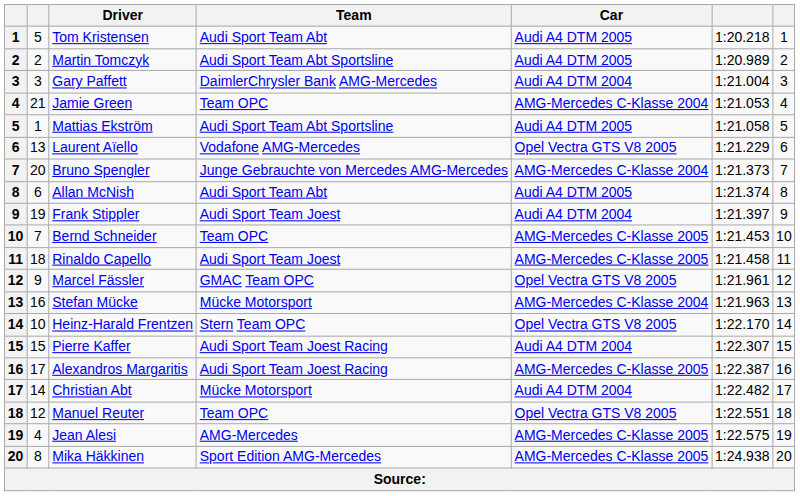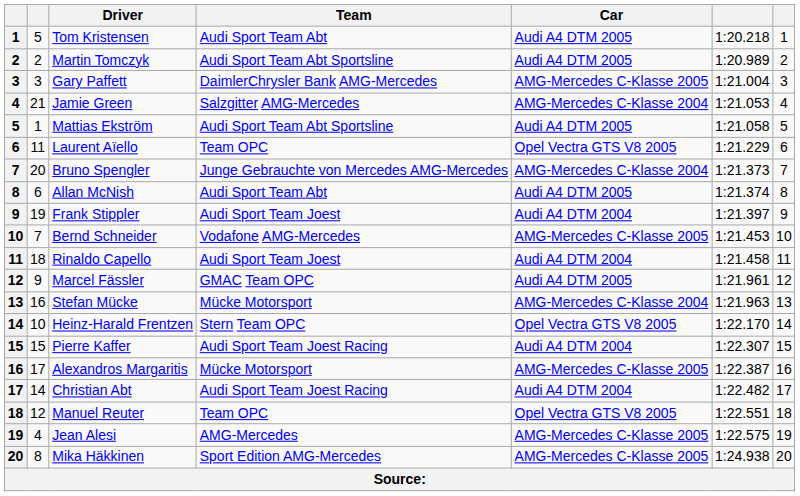(573, 81) Audi A4 DTM 2004 -> (611, 81) AMG-Mercedes C-Klasse 2005
(234, 103) Team OPC -> (280, 103) Salzgitter AMG-Mercedes
(38, 148) 13 -> (38, 148) 11
(280, 148) Vodafone AMG-Mercedes -> (234, 148) Team OPC
(234, 236) Team OPC -> (280, 236) Vodafone AMG-Mercedes
(611, 258) AMG-Mercedes C-Klasse 2005 -> (573, 258) Audi A4 DTM 2004
(596, 280) Opel Vectra GTS V8 2005 -> (573, 280) Audi A4 DTM 2005
(294, 368) Audi Sport Team Joest Racing -> (256, 368) Mücke Motorsport
(256, 391) Mücke Motorsport -> (294, 391) Audi Sport Team Joest Racing
